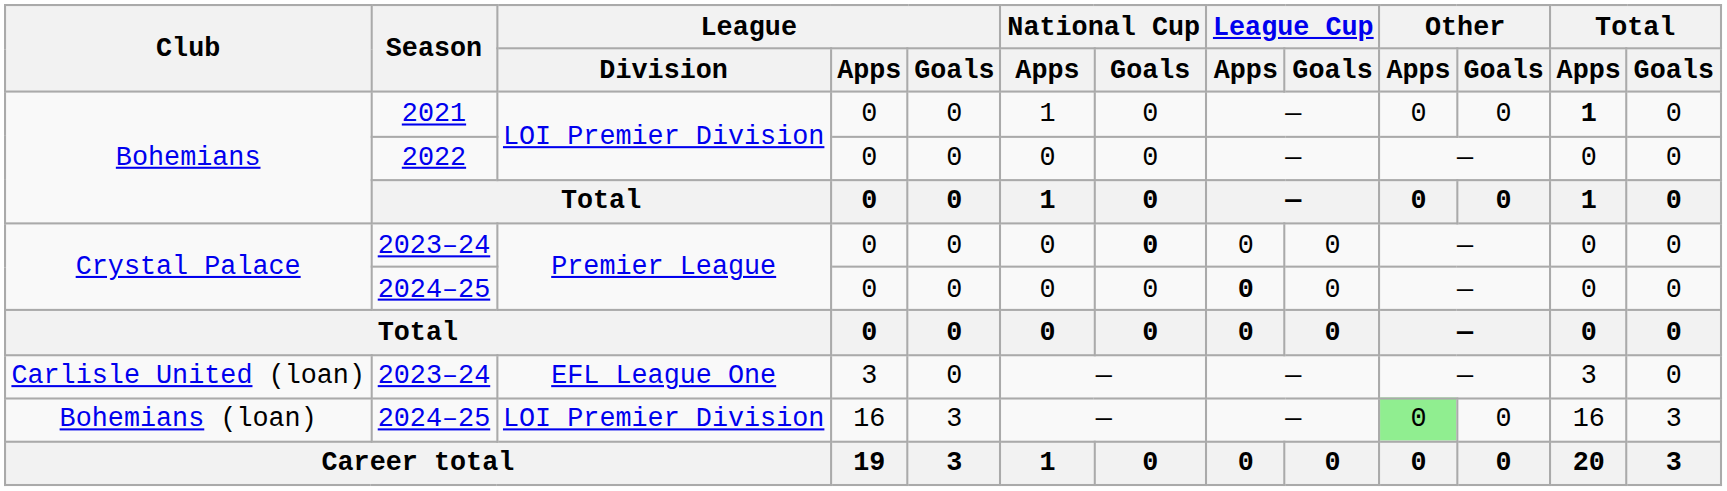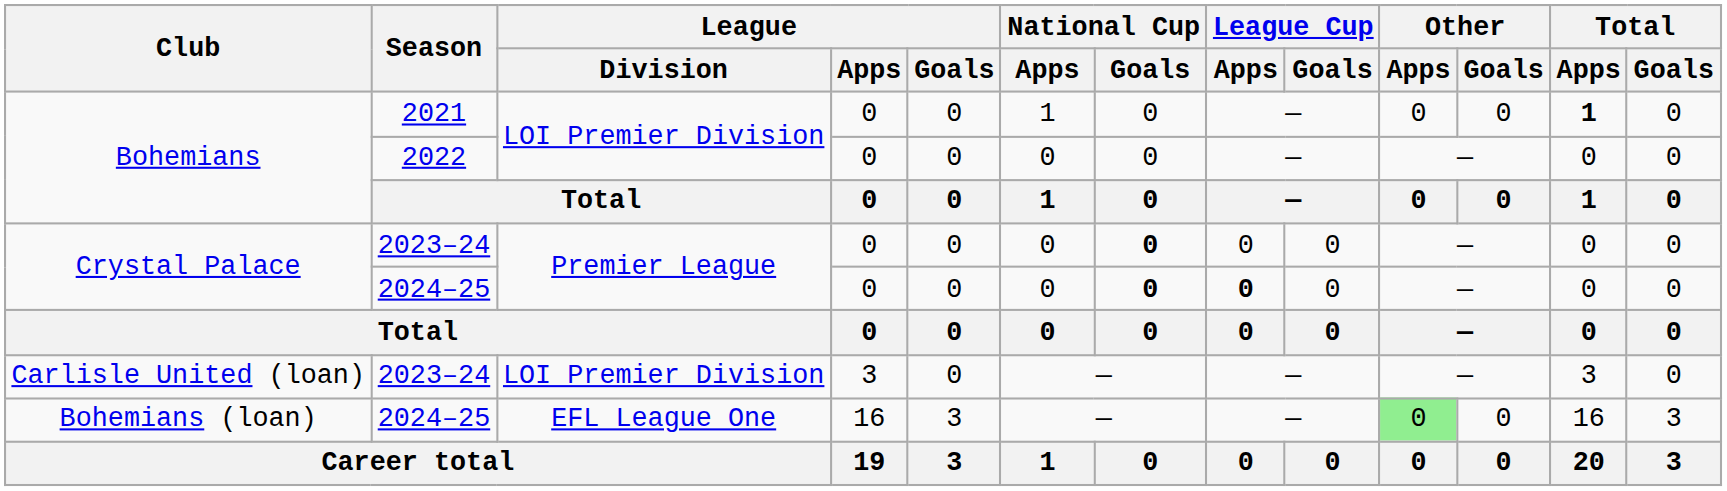(1150, 289) normal -> (1150, 289) bold
(664, 376) EFL League One -> (664, 376) LOI Premier Division
(664, 420) LOI Premier Division -> (664, 420) EFL League One
